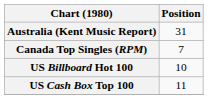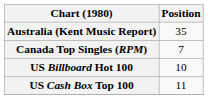(181, 31) 31 -> (181, 31) 35
